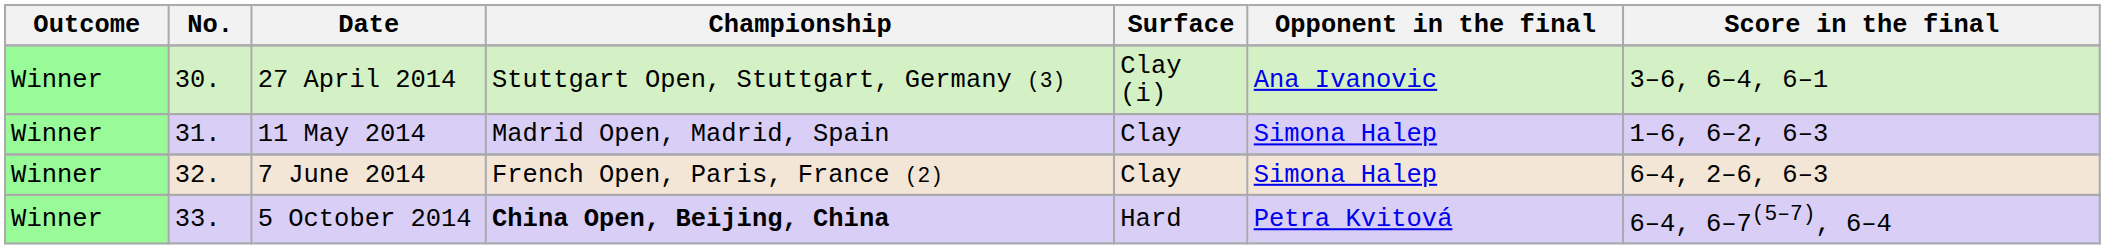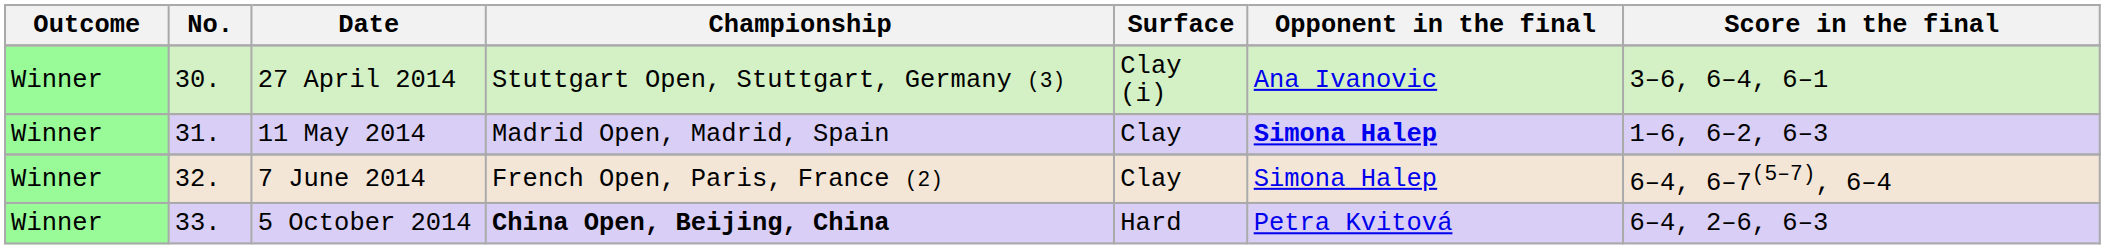(1345, 134) normal -> (1345, 134) bold
(1729, 175) 6–4, 2–6, 6–3 -> (1761, 179) 6–4, 6–7(5–7), 6–4
(1761, 219) 6–4, 6–7(5–7), 6–4 -> (1729, 223) 6–4, 2–6, 6–3
